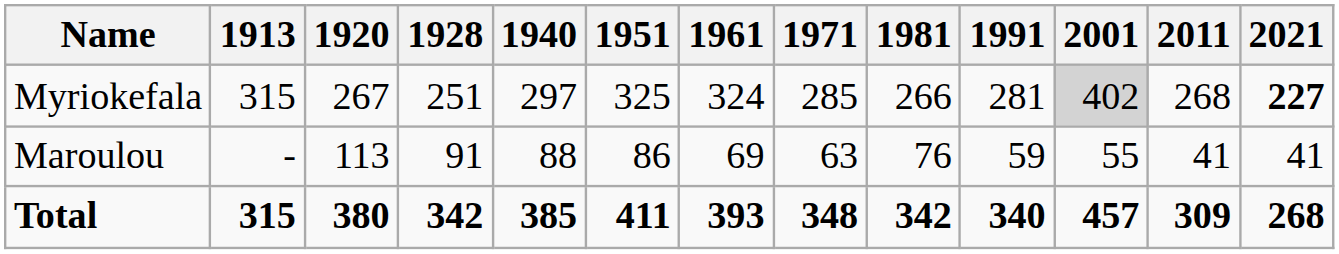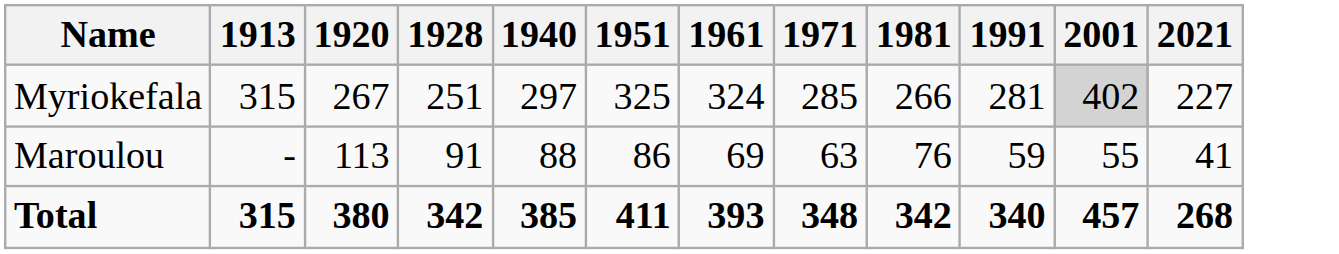- column: (1194, 34)
(1296, 95) bold -> (1204, 95) normal
